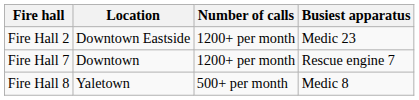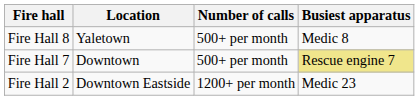rows swapped: (39, 38) <-> (39, 83)
(246, 60) 1200+ per month -> (242, 60) 500+ per month
(348, 60) no background -> (348, 60) khaki background
